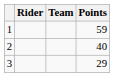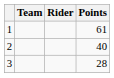columns swapped: (30, 13) <-> (61, 13)
(102, 30) 59 -> (102, 30) 61
(102, 64) 29 -> (102, 64) 28
